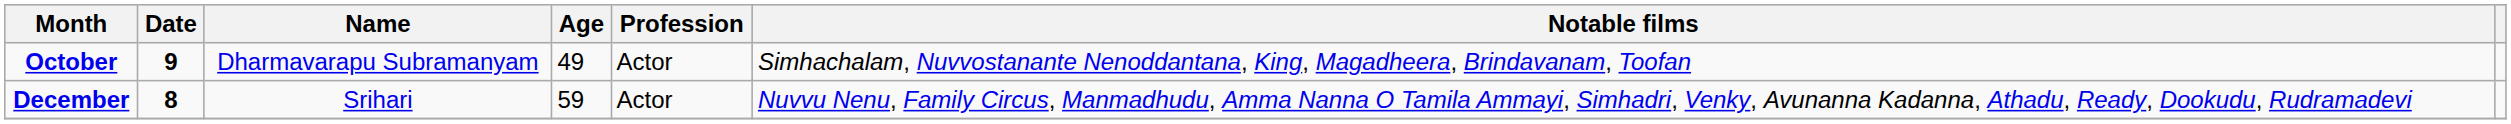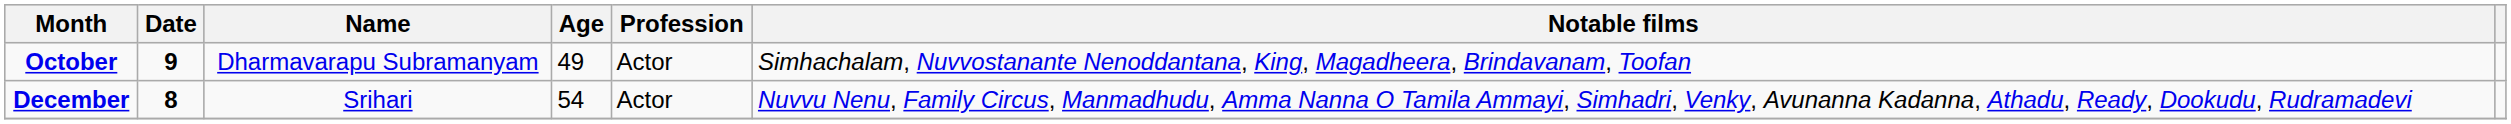(571, 100) 59 -> (571, 100) 54
